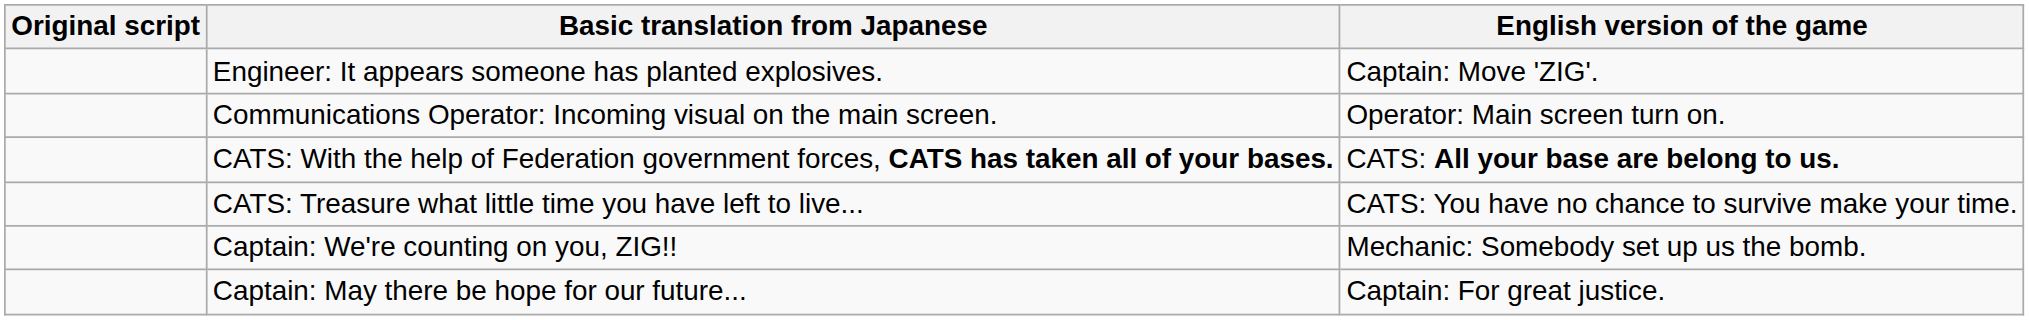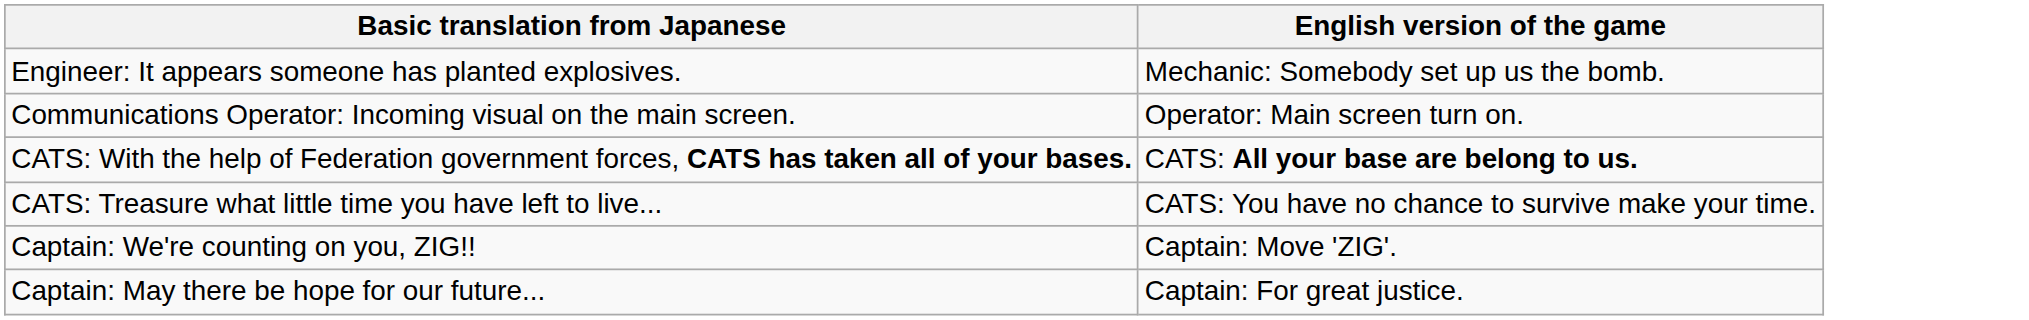- column: (106, 26)
(1472, 70) Captain: Move 'ZIG'. -> (1405, 70) Mechanic: Somebody set up us the bomb.
(1606, 247) Mechanic: Somebody set up us the bomb. -> (1271, 247) Captain: Move 'ZIG'.
